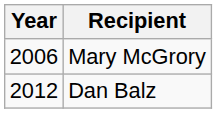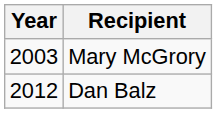(34, 56) 2006 -> (34, 56) 2003
